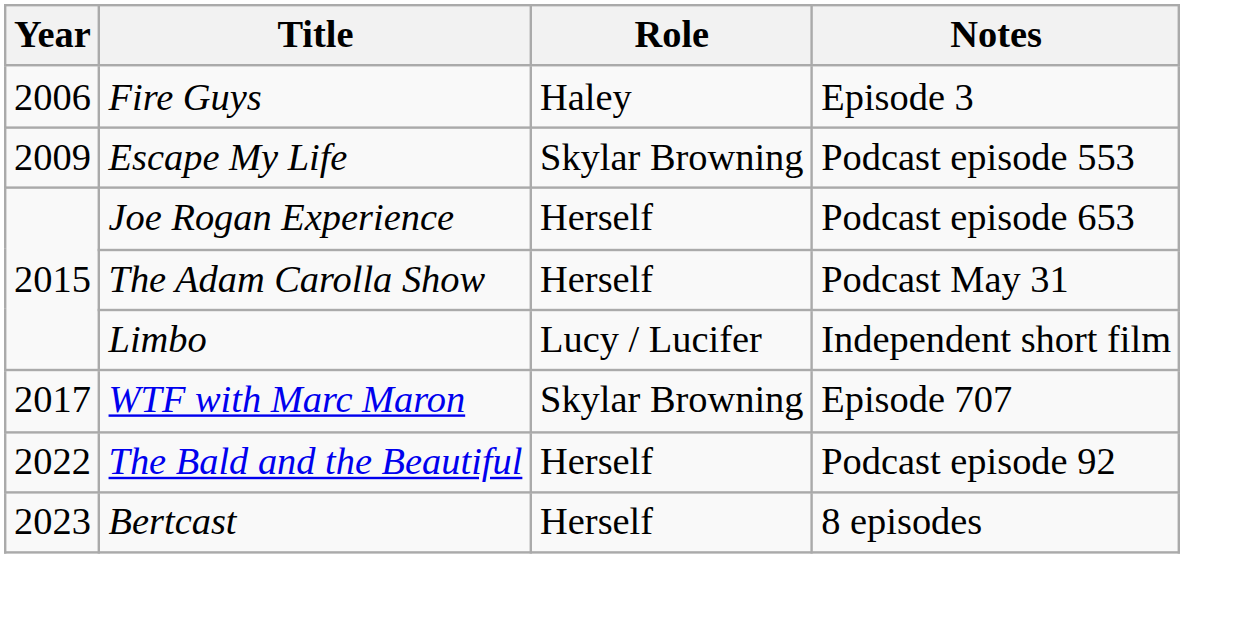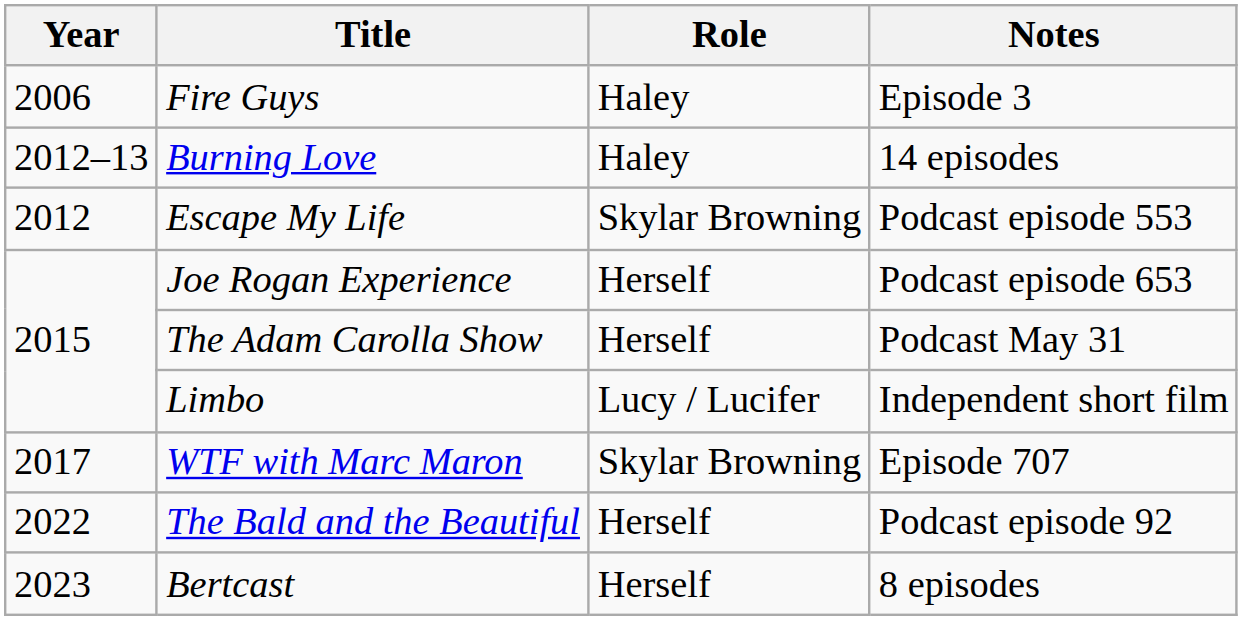+ row: (271, 156)
(52, 156) 2009 -> (52, 217) 2012
